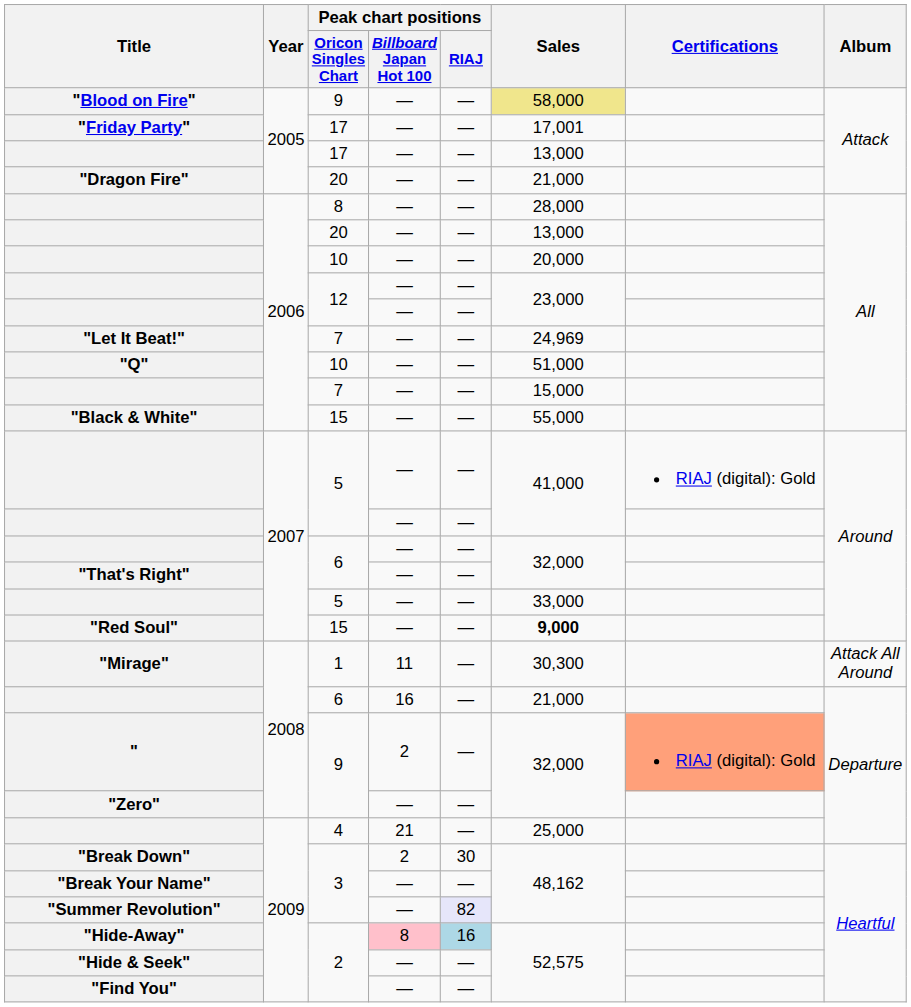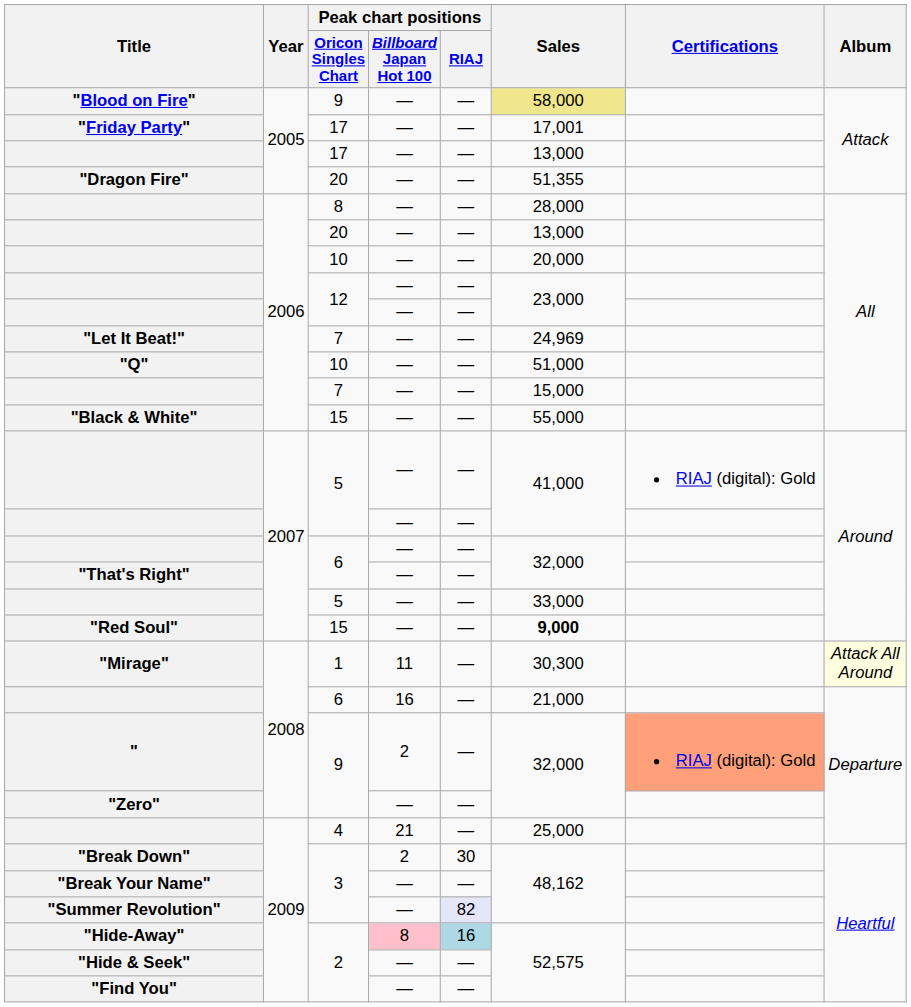(558, 180) 21,000 -> (558, 180) 51,355
(865, 663) no background -> (865, 663) lightyellow background
